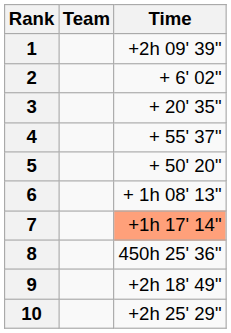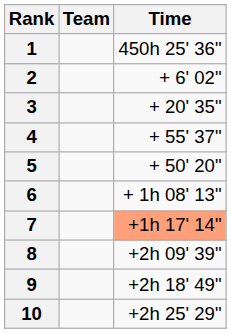(175, 48) +2h 09' 39" -> (170, 48) 450h 25' 36"
(170, 254) 450h 25' 36" -> (175, 254) +2h 09' 39"
